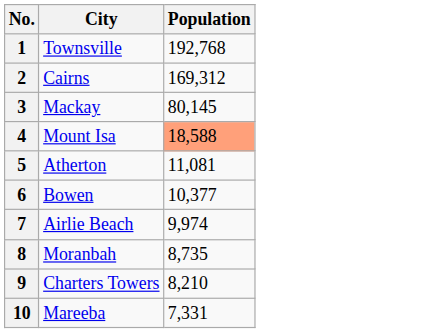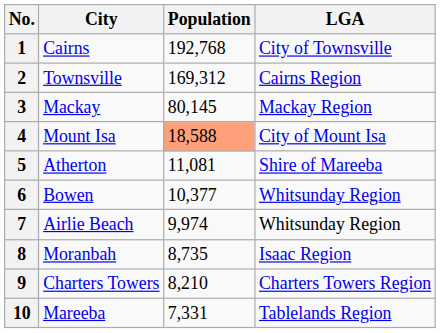+ column: (345, 19)
(82, 48) Townsville -> (66, 48) Cairns
(66, 77) Cairns -> (82, 77) Townsville
